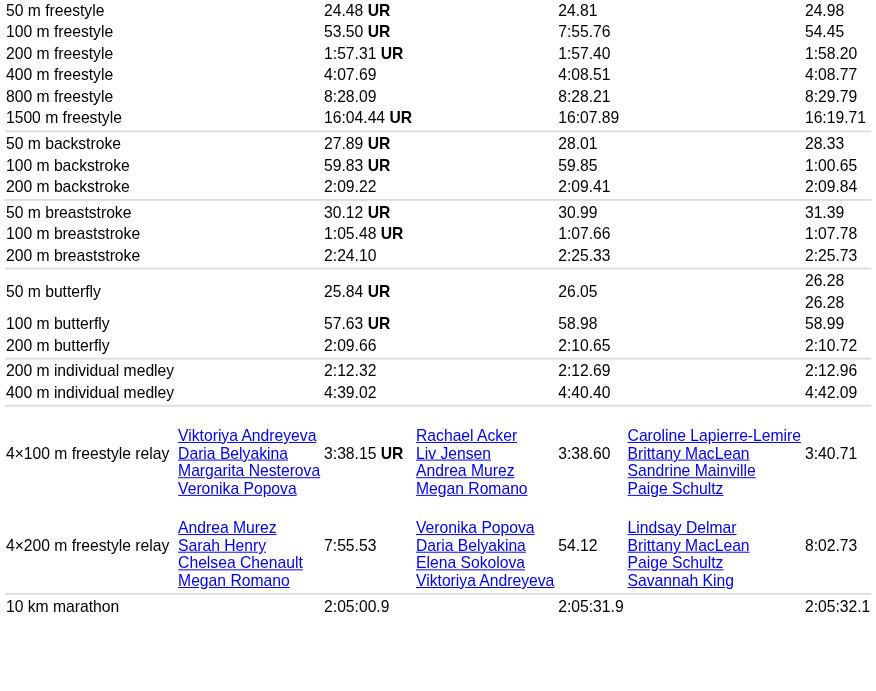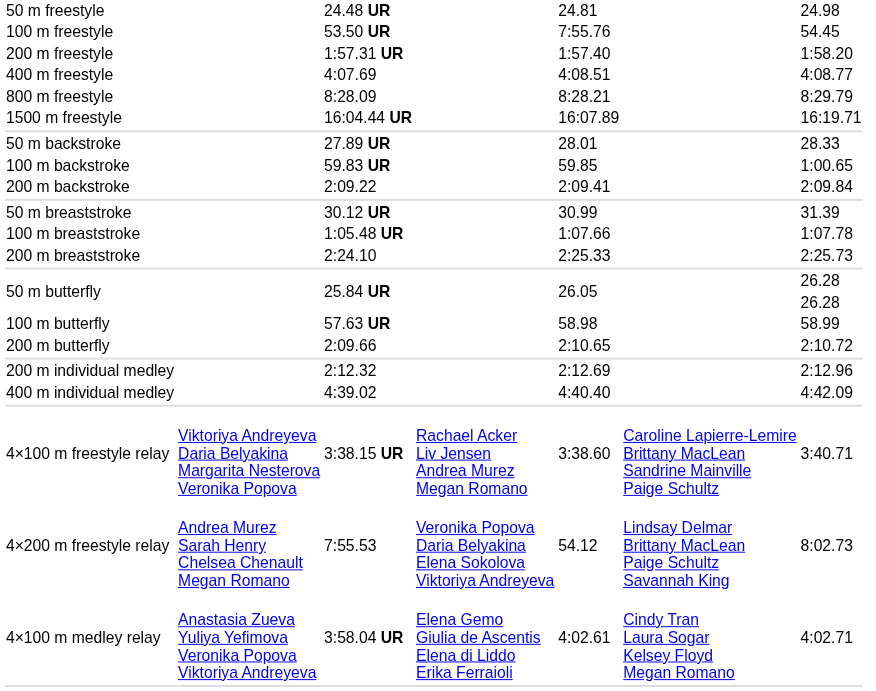+ row: (83, 637)
- row: (63, 606)
